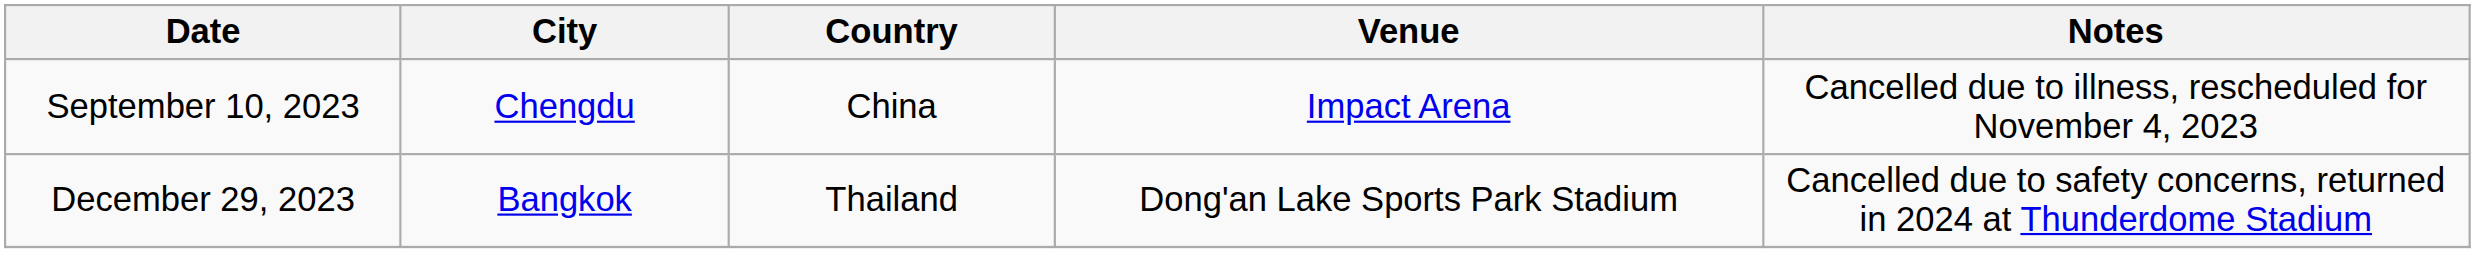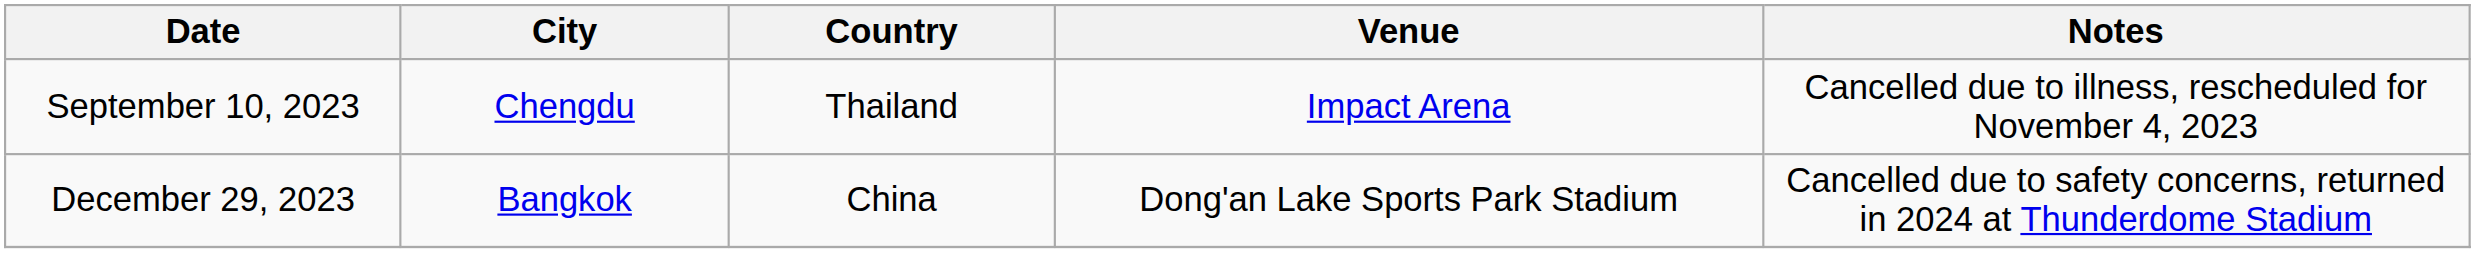(892, 106) China -> (892, 106) Thailand
(892, 199) Thailand -> (892, 199) China
